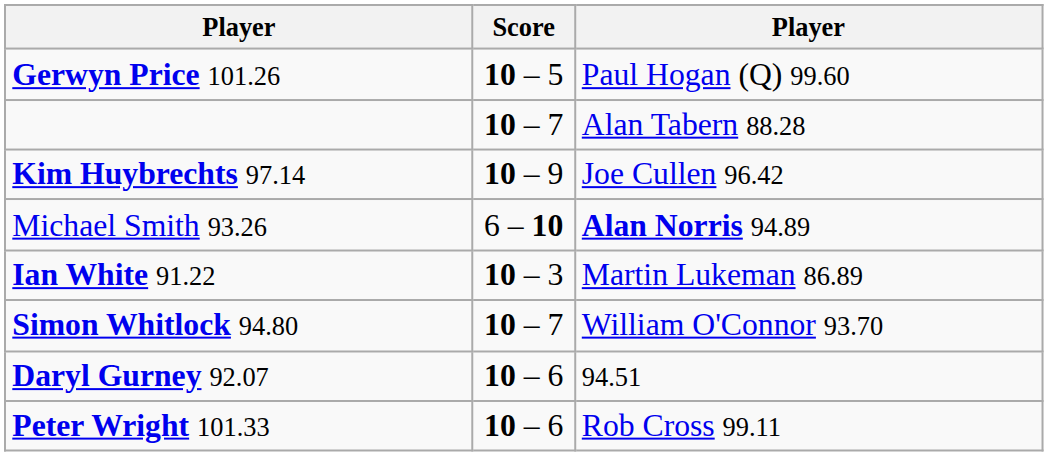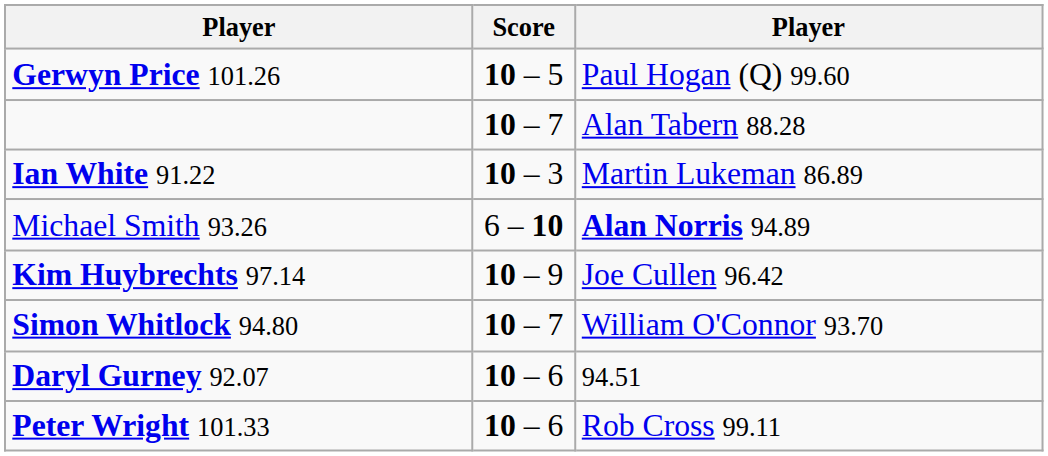rows swapped: (114, 274) <-> (159, 174)
